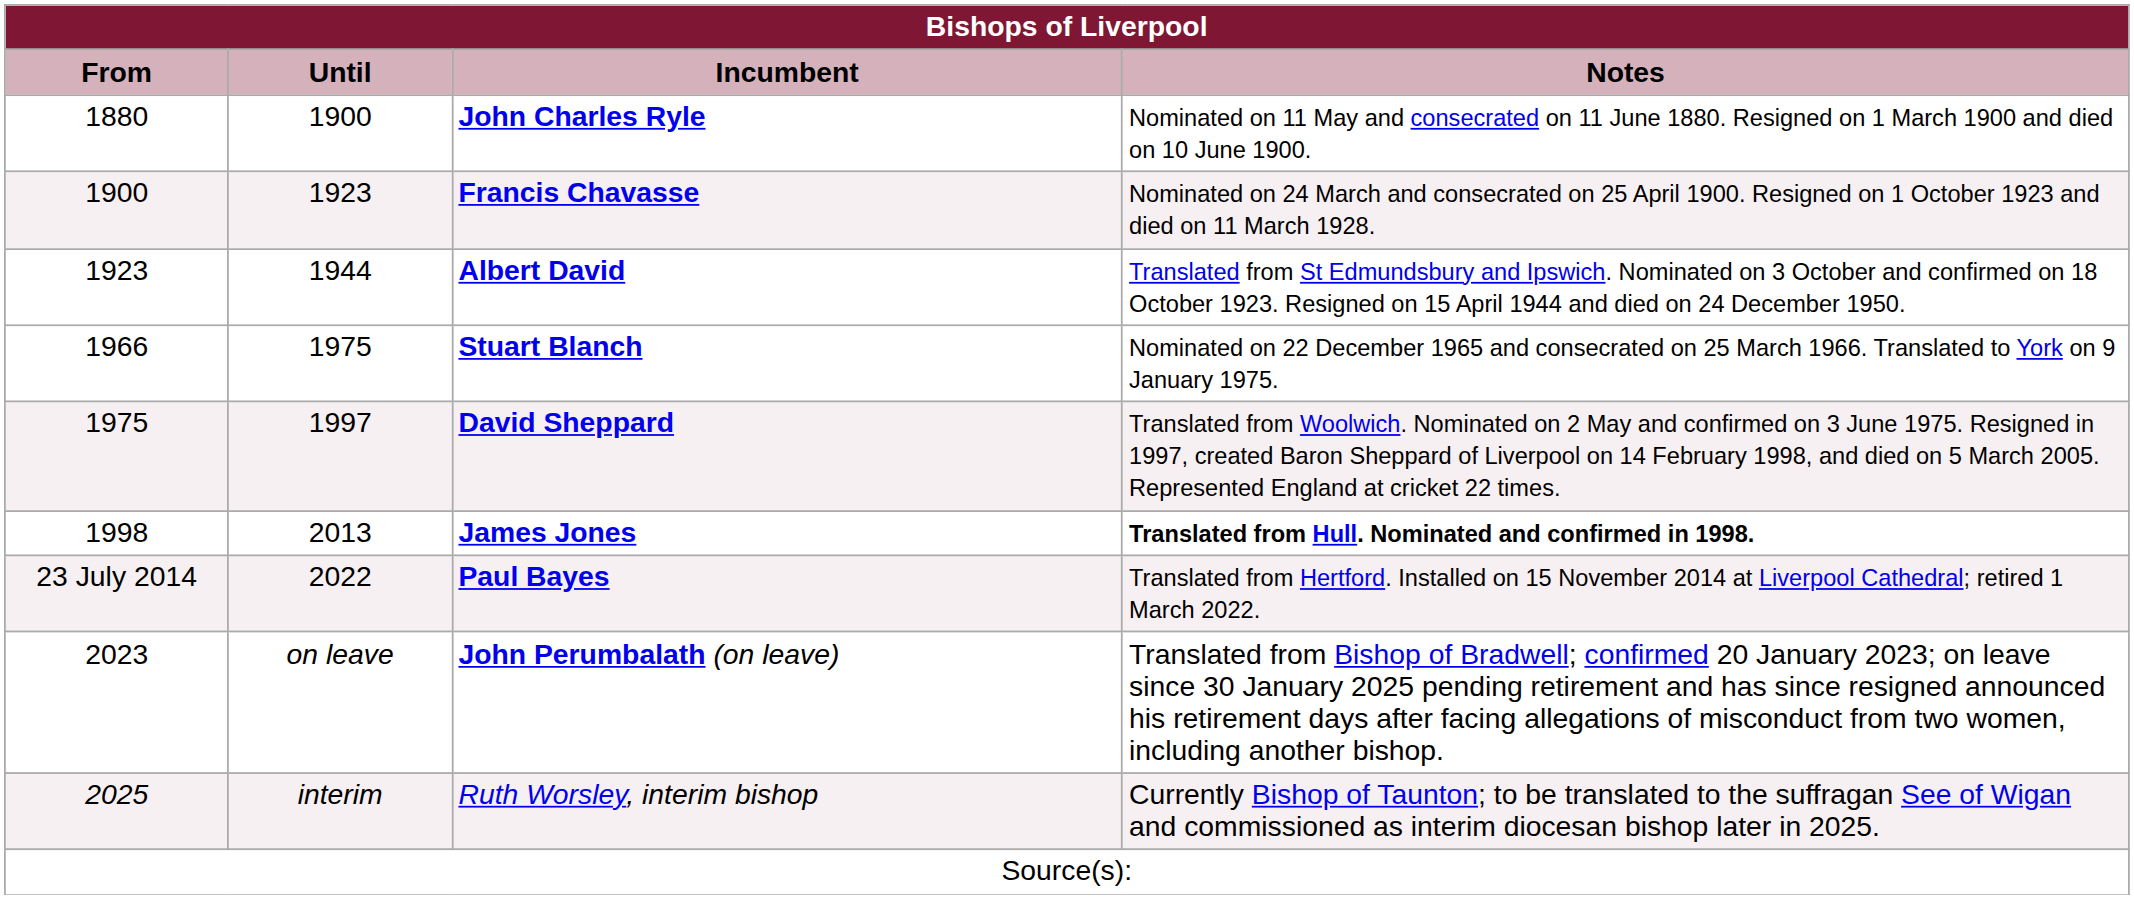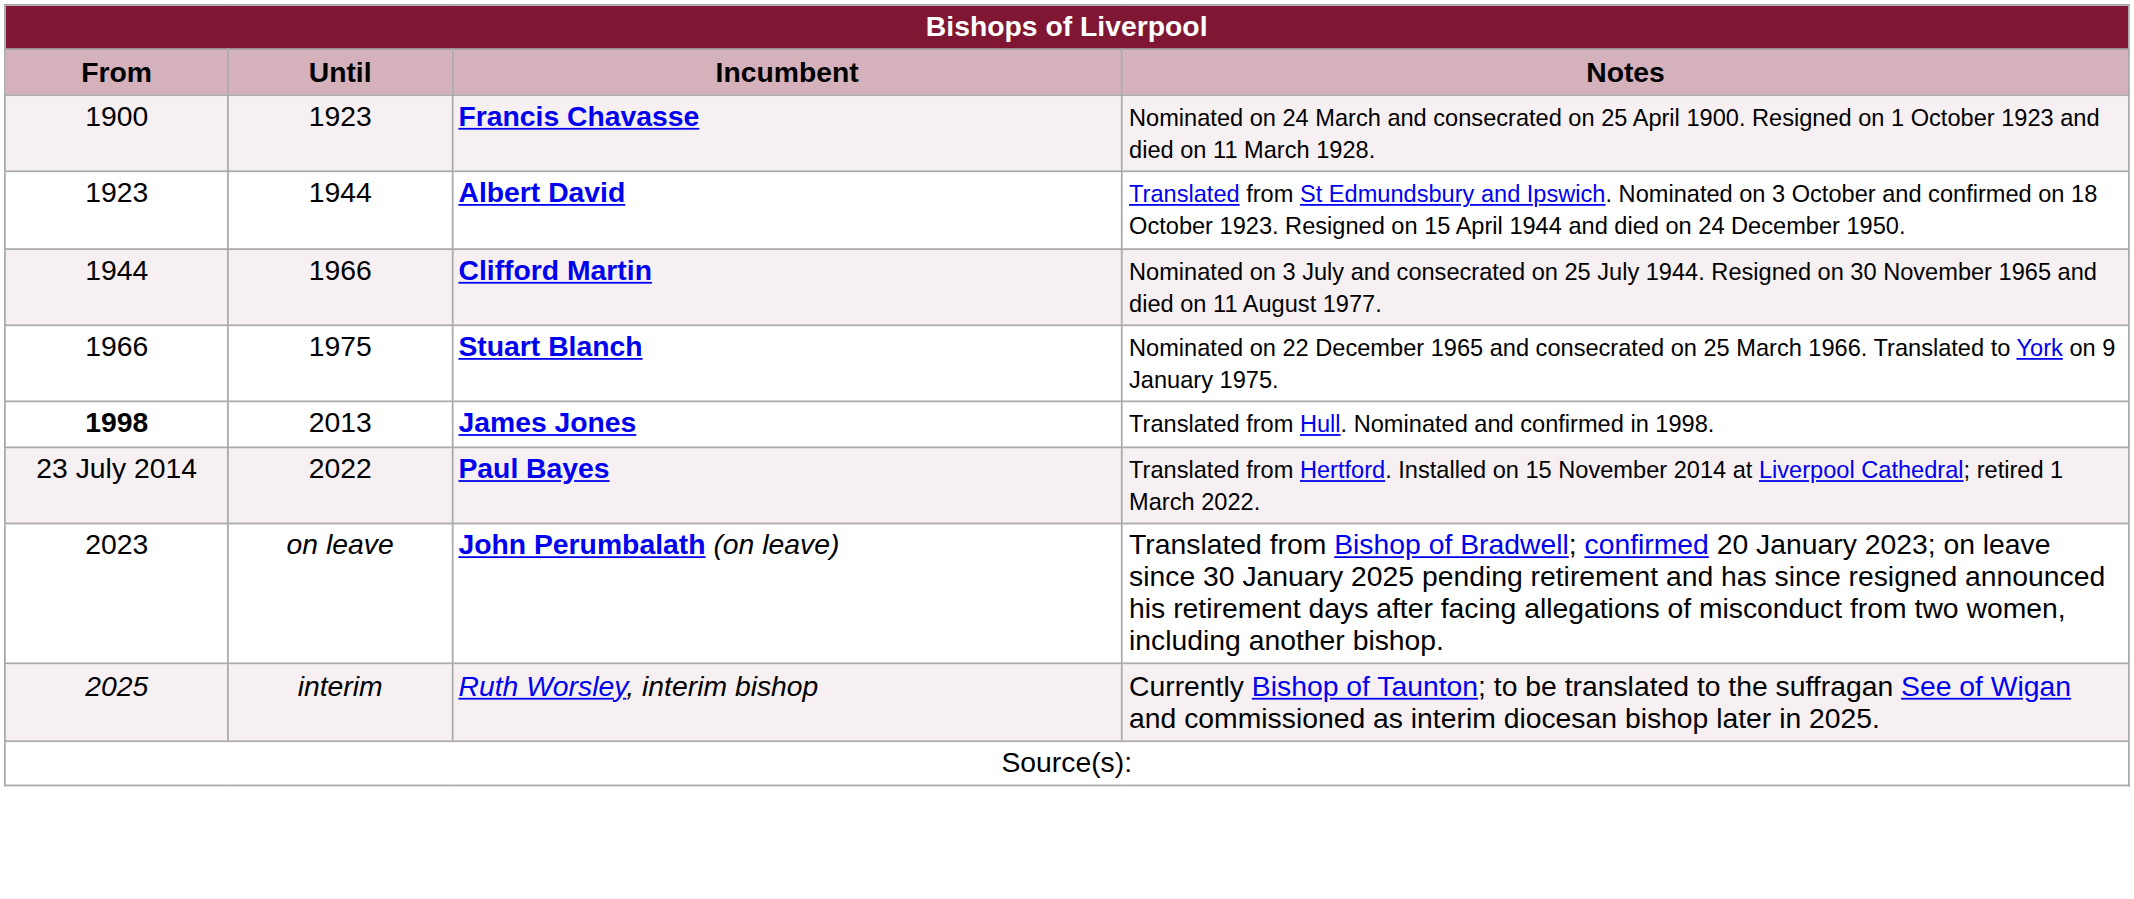- row: (582, 116)
+ row: (555, 270)
- row: (566, 423)
(117, 532) normal -> (117, 423) bold
(1442, 532) bold -> (1422, 425) normal
